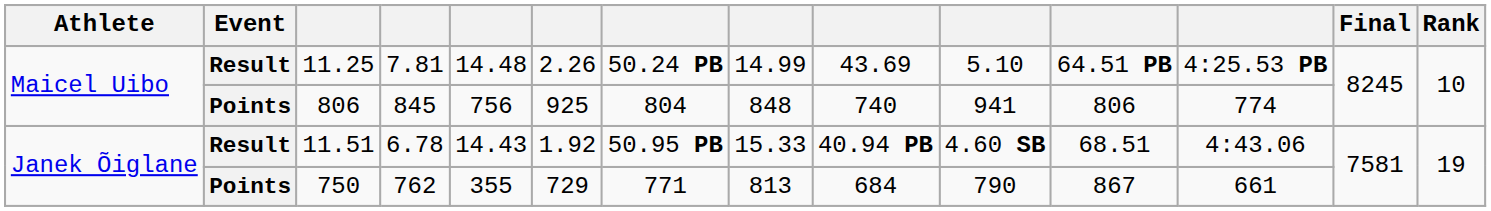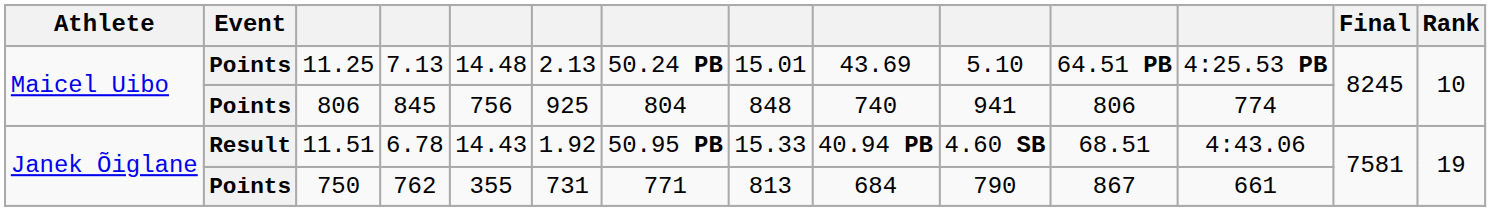(250, 65) Result -> (250, 65) Points
(415, 65) 7.81 -> (415, 65) 7.13
(567, 65) 2.26 -> (567, 65) 2.13
(770, 65) 14.99 -> (770, 65) 15.01
(567, 186) 729 -> (567, 186) 731
